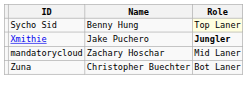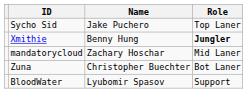(113, 25) Benny Hung -> (118, 25) Jake Puchero
(218, 25) lightyellow background -> (218, 25) no background
(118, 39) Jake Puchero -> (113, 39) Benny Hung
+ row: (36, 81)
